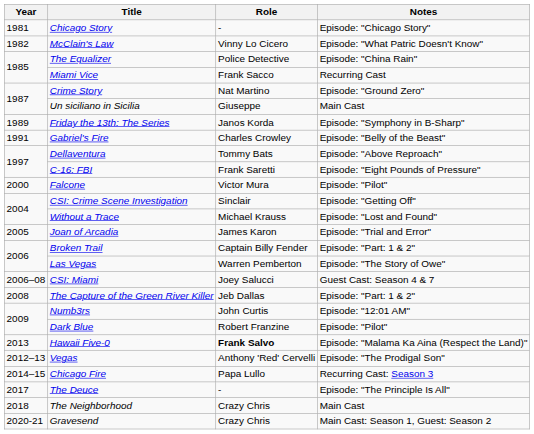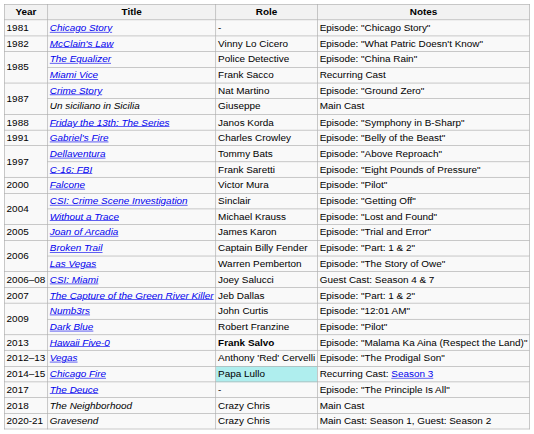(18, 122) 1989 -> (18, 122) 1988
(18, 295) 2008 -> (18, 295) 2007
(242, 374) no background -> (242, 374) paleturquoise background
